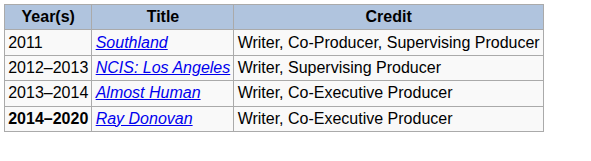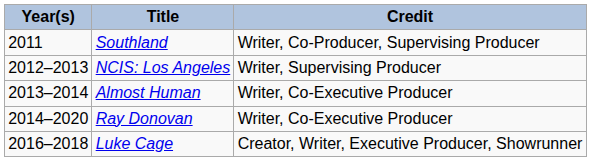(48, 118) bold -> (48, 118) normal
+ row: (134, 144)
